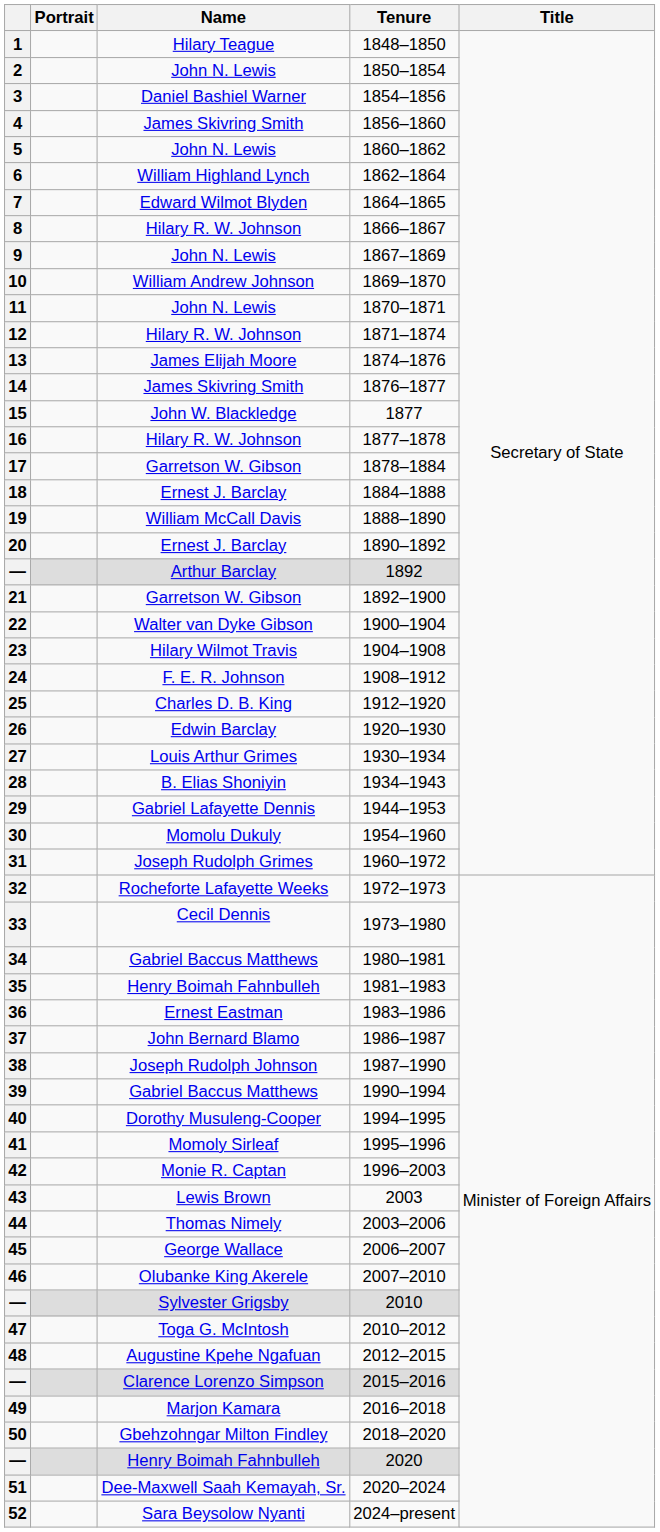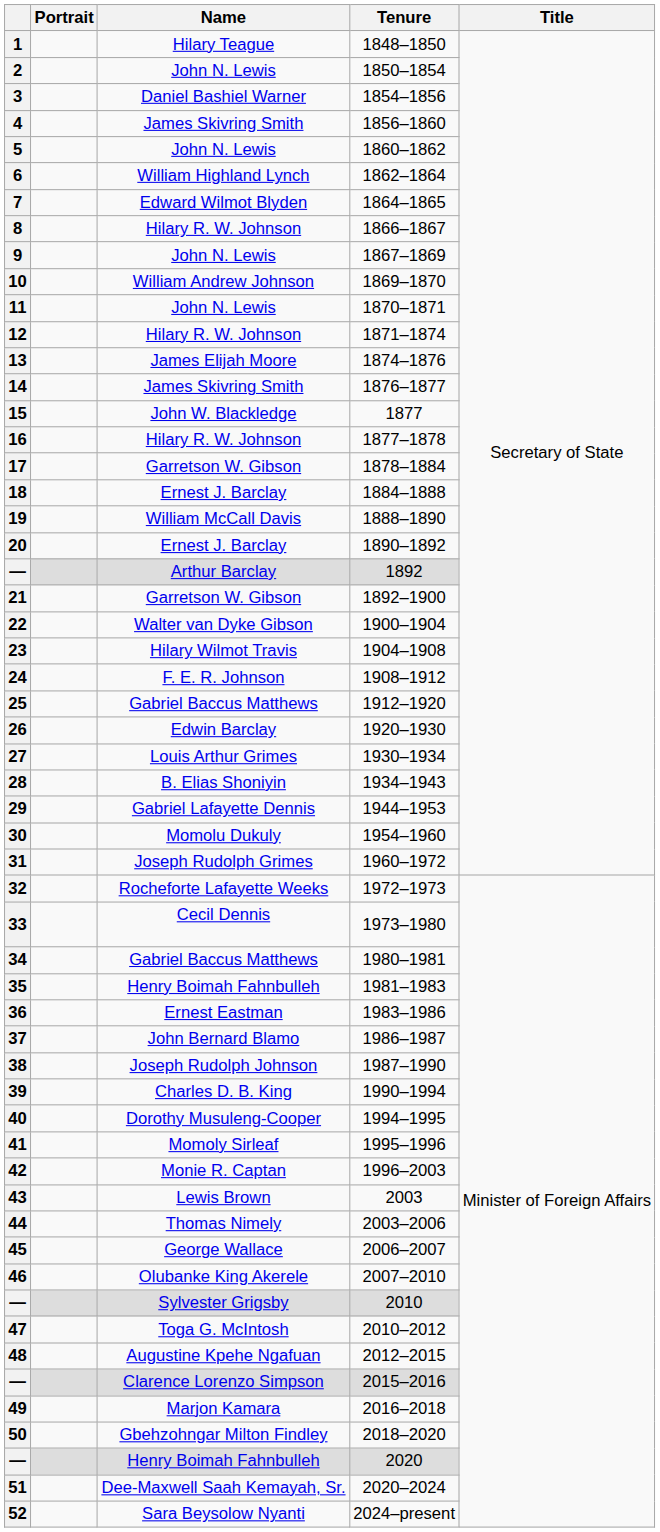(223, 703) Charles D. B. King -> (223, 703) Gabriel Baccus Matthews
(223, 1092) Gabriel Baccus Matthews -> (223, 1092) Charles D. B. King
